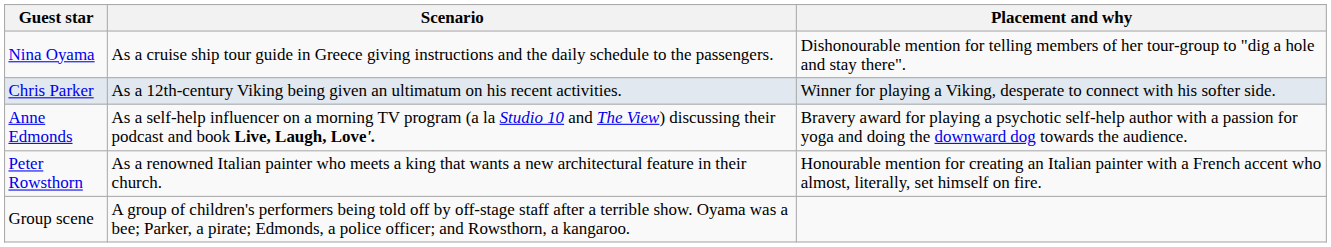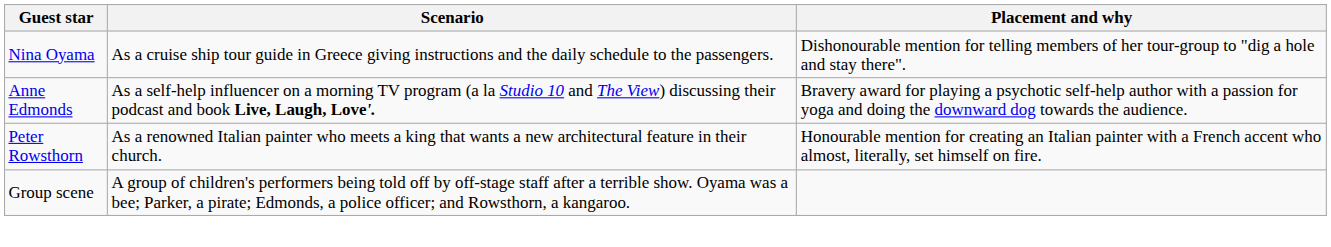- row: (51, 90)
